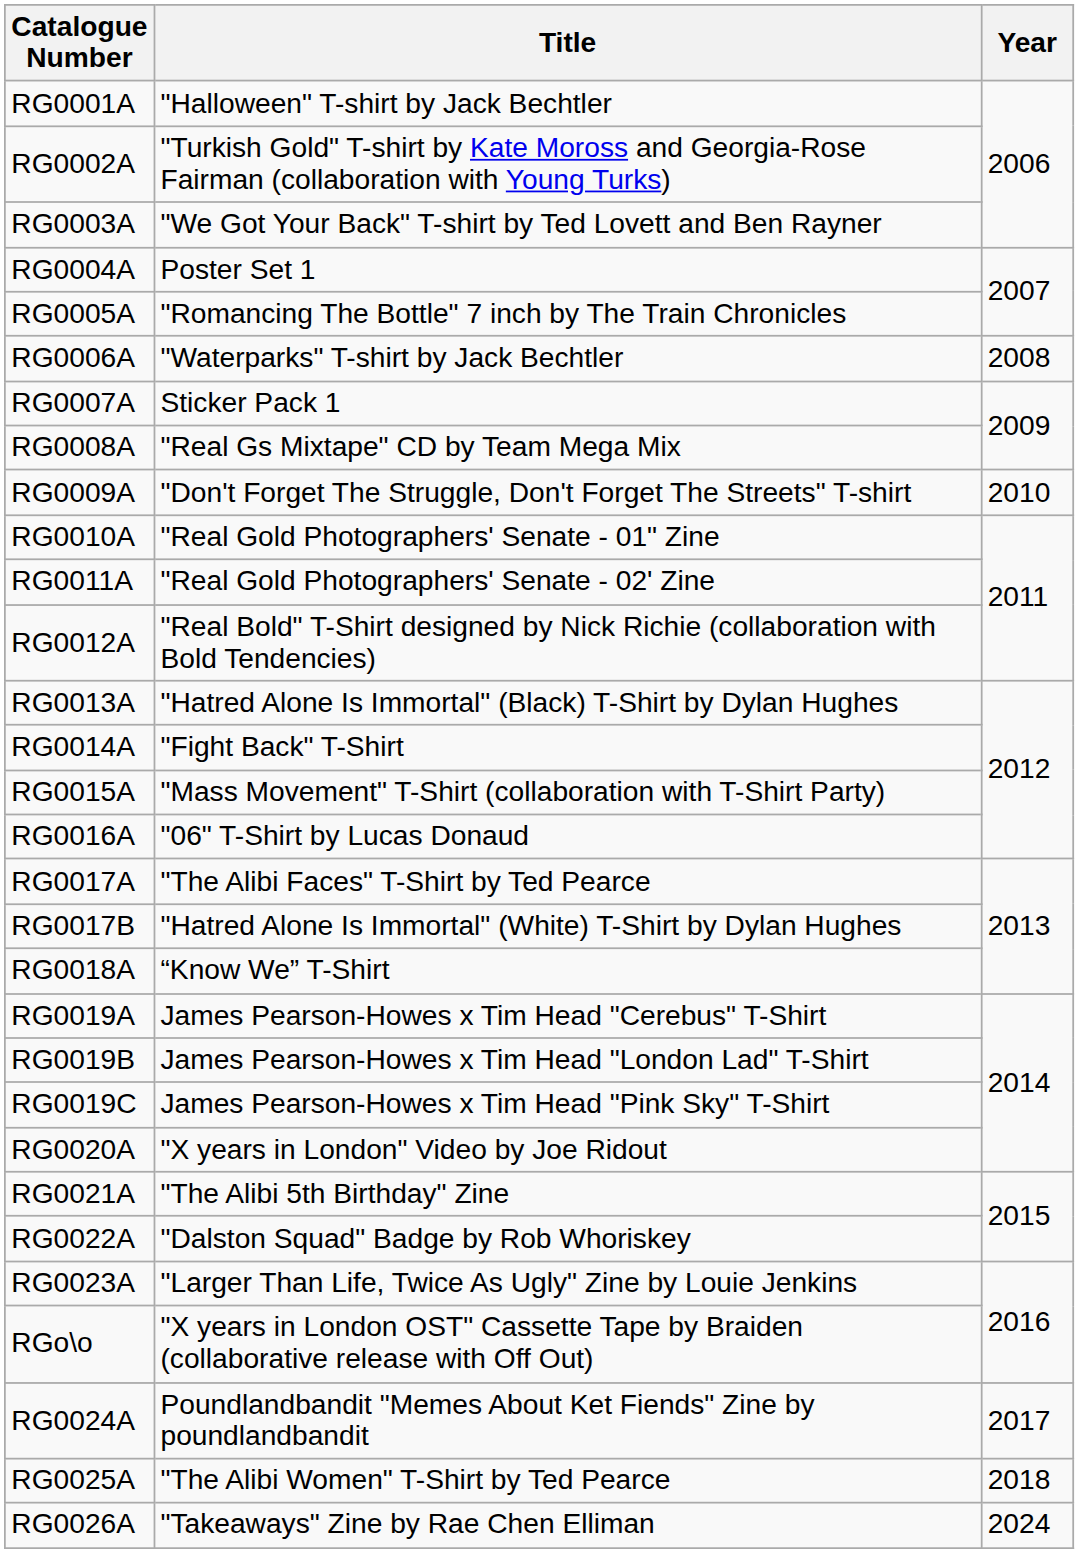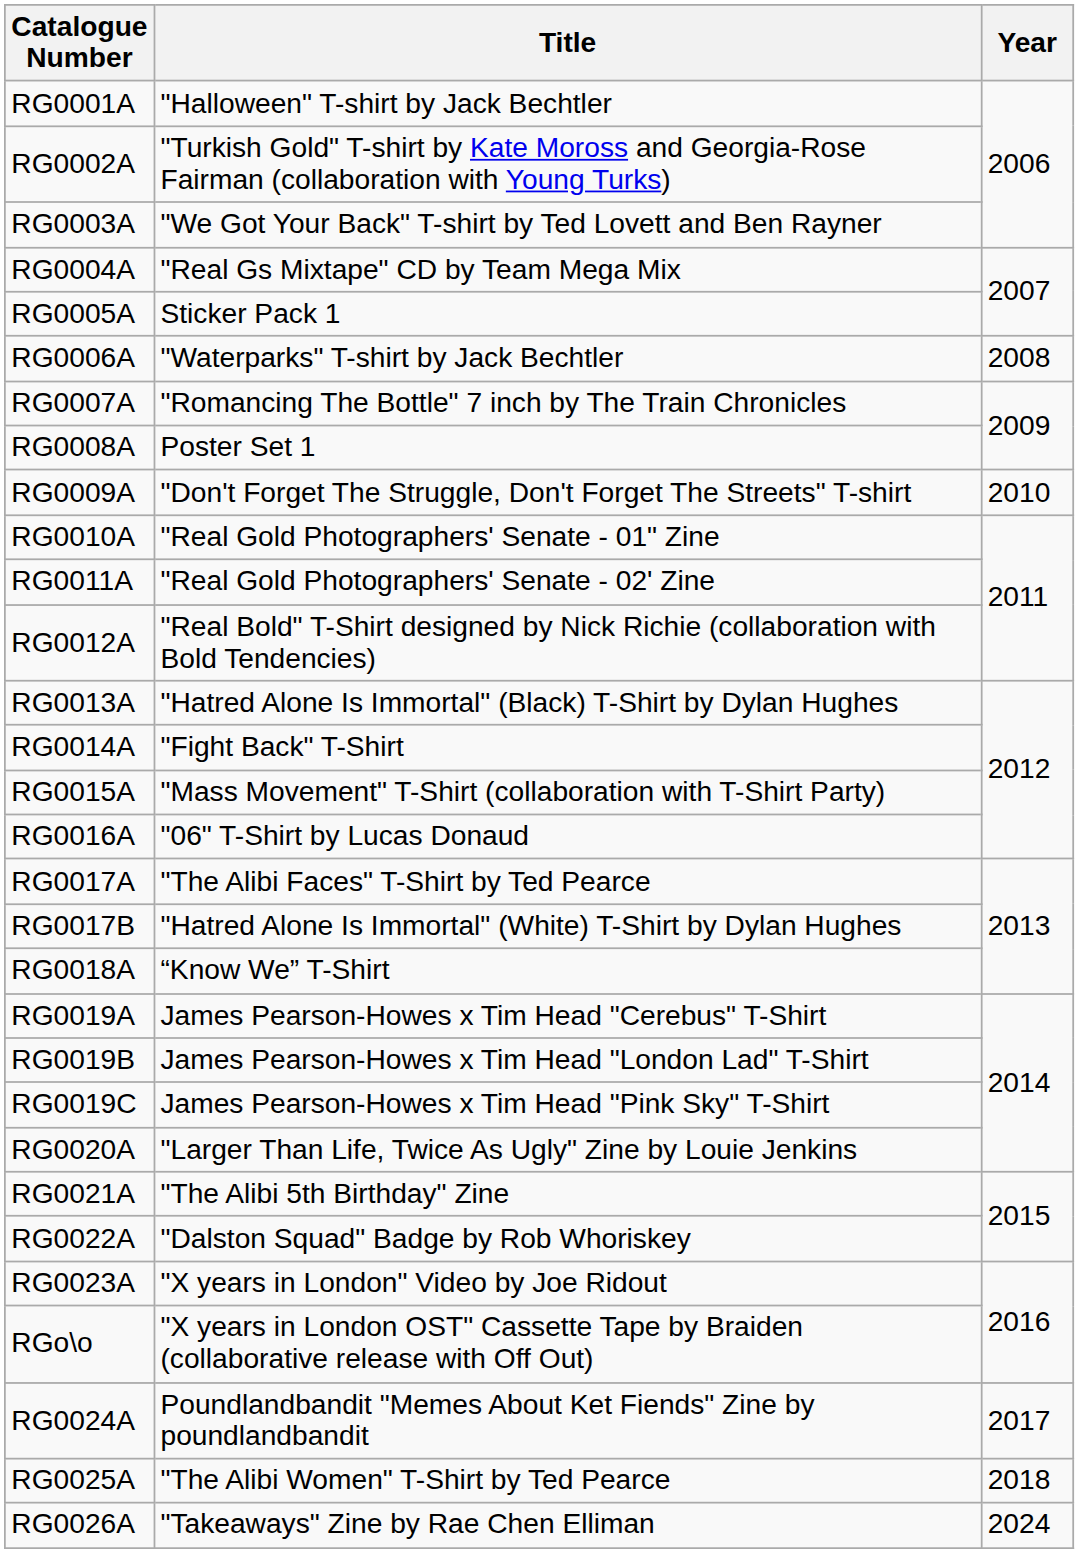(238, 268) Poster Set 1 -> (421, 268) "Real Gs Mixtape" CD by Team Mega Mix
(503, 313) "Romancing The Bottle" 7 inch by The Train Chronicles -> (250, 313) Sticker Pack 1
(250, 402) Sticker Pack 1 -> (503, 402) "Romancing The Bottle" 7 inch by The Train Chronicles
(421, 447) "Real Gs Mixtape" CD by Team Mega Mix -> (238, 447) Poster Set 1
(414, 1149) "X years in London" Video by Joe Ridout -> (509, 1149) "Larger Than Life, Twice As Ugly" Zine by Louie Jenkins
(509, 1283) "Larger Than Life, Twice As Ugly" Zine by Louie Jenkins -> (414, 1283) "X years in London" Video by Joe Ridout
